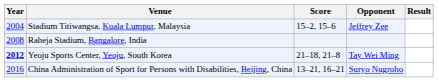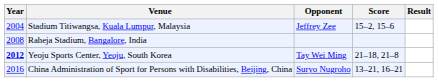columns swapped: (376, 12) <-> (320, 12)
